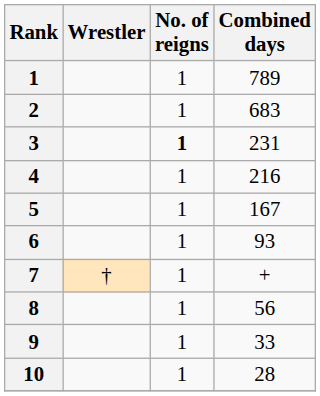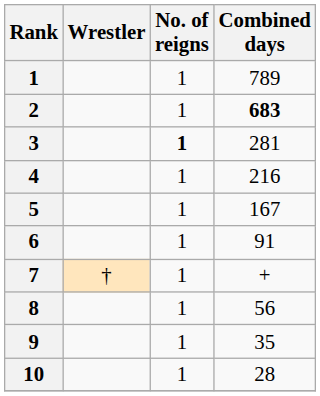(265, 110) normal -> (265, 110) bold
(265, 143) 231 -> (265, 143) 281
(265, 242) 93 -> (265, 242) 91
(265, 341) 33 -> (265, 341) 35
